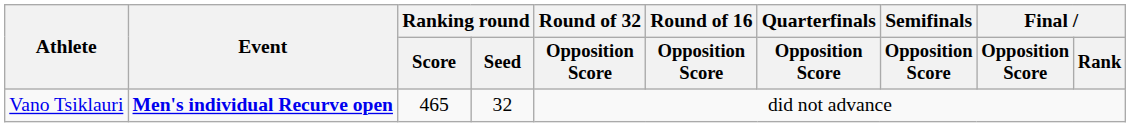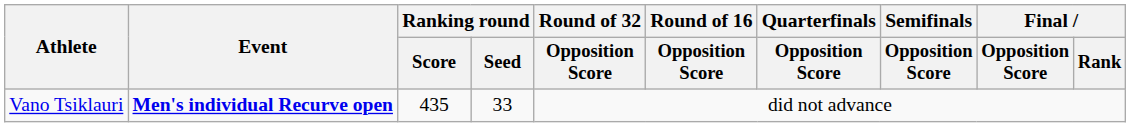(434, 105) 465 -> (434, 105) 435
(502, 105) 32 -> (502, 105) 33
